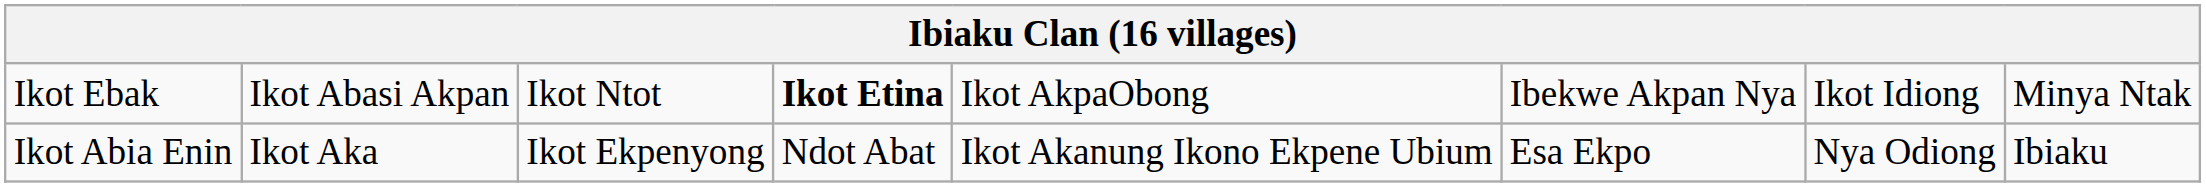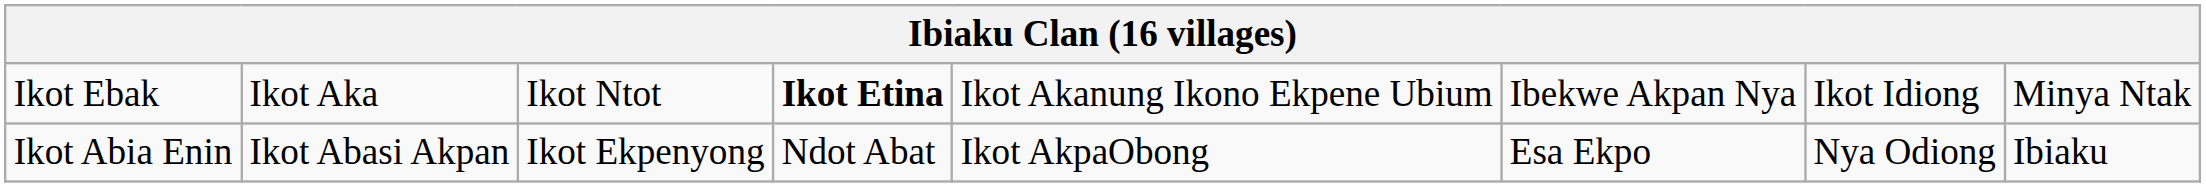(379, 92) Ikot Abasi Akpan -> (314, 92) Ikot Aka
(1085, 92) Ikot AkpaObong -> (1227, 92) Ikot Akanung Ikono Ekpene Ubium
(314, 151) Ikot Aka -> (379, 151) Ikot Abasi Akpan
(1227, 151) Ikot Akanung Ikono Ekpene Ubium -> (1085, 151) Ikot AkpaObong
